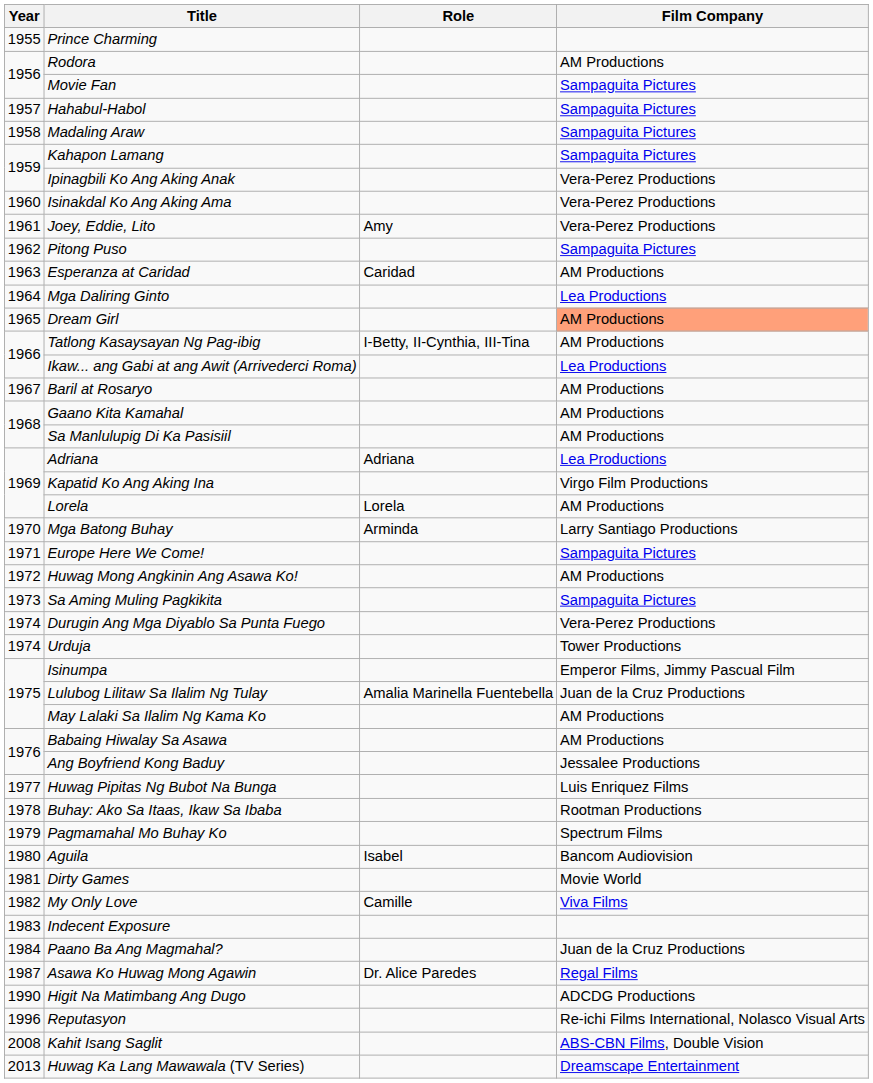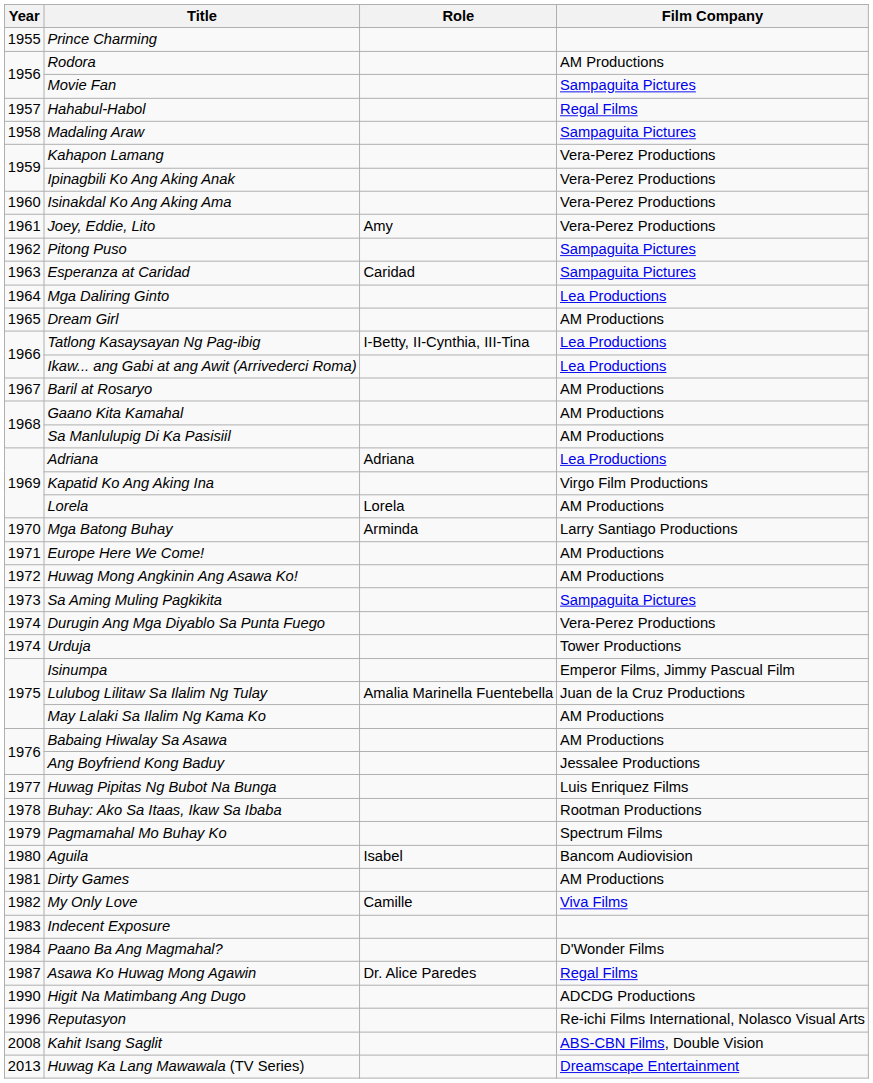(628, 109) Sampaguita Pictures -> (599, 109) Regal Films
(628, 156) Sampaguita Pictures -> (638, 156) Vera-Perez Productions
(612, 272) AM Productions -> (628, 272) Sampaguita Pictures
(612, 319) lightsalmon background -> (612, 319) no background
(612, 343) AM Productions -> (613, 343) Lea Productions
(628, 553) Sampaguita Pictures -> (612, 553) AM Productions
(601, 879) Movie World -> (612, 879) AM Productions
(652, 949) Juan de la Cruz Productions -> (612, 949) D'Wonder Films
